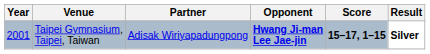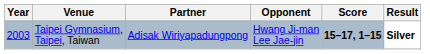(18, 35) 2001 -> (18, 35) 2003
(288, 35) bold -> (286, 35) normal
